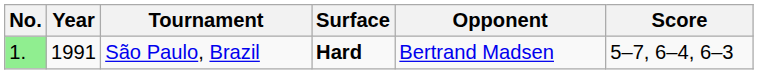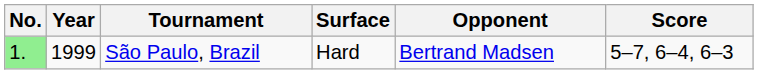(73, 52) 1991 -> (73, 52) 1999
(339, 52) bold -> (338, 52) normal
